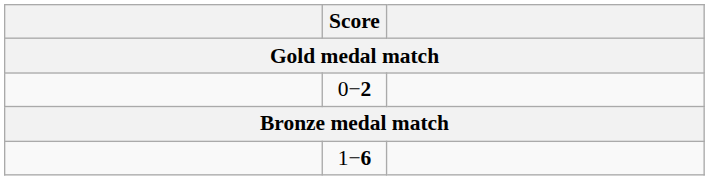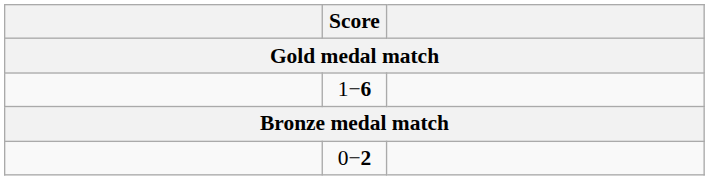rows swapped: (354, 89) <-> (354, 157)
